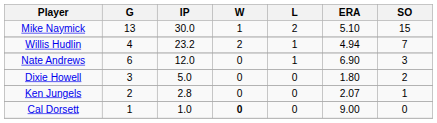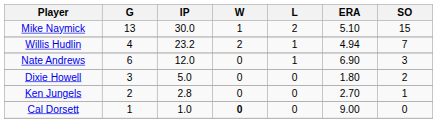(350, 93) 2.07 -> (350, 93) 2.70
